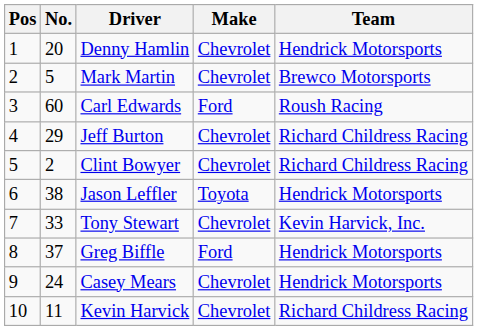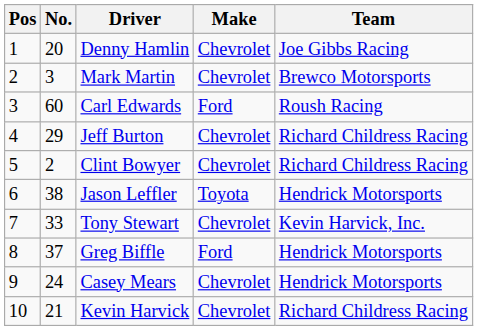(360, 48) Hendrick Motorsports -> (344, 48) Joe Gibbs Racing
(49, 77) 5 -> (49, 77) 3
(54, 310) 11 -> (54, 310) 21
